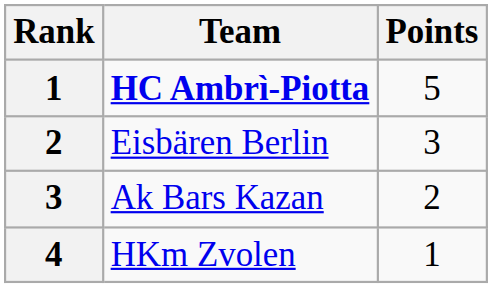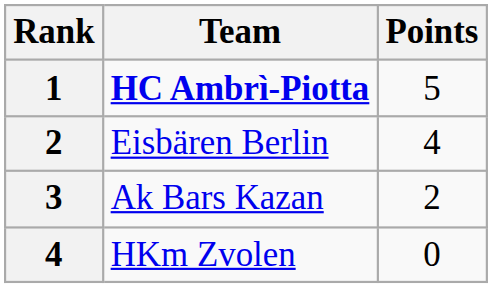(432, 142) 3 -> (432, 142) 4
(432, 253) 1 -> (432, 253) 0
